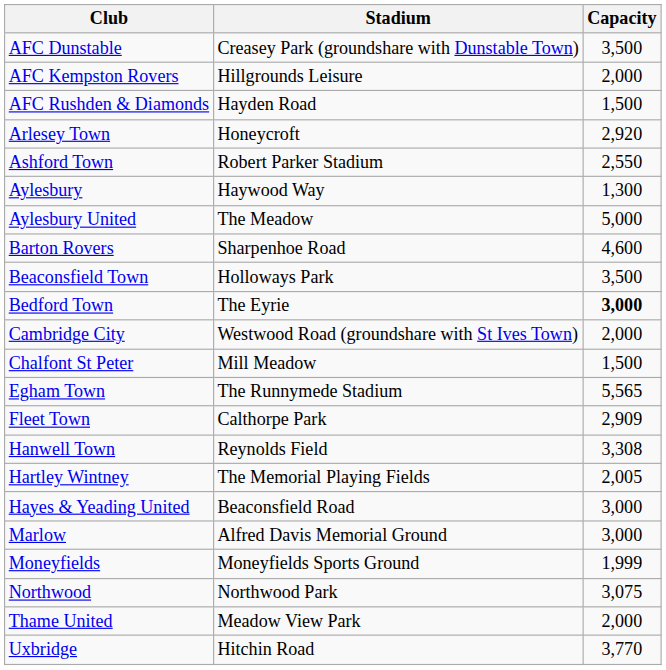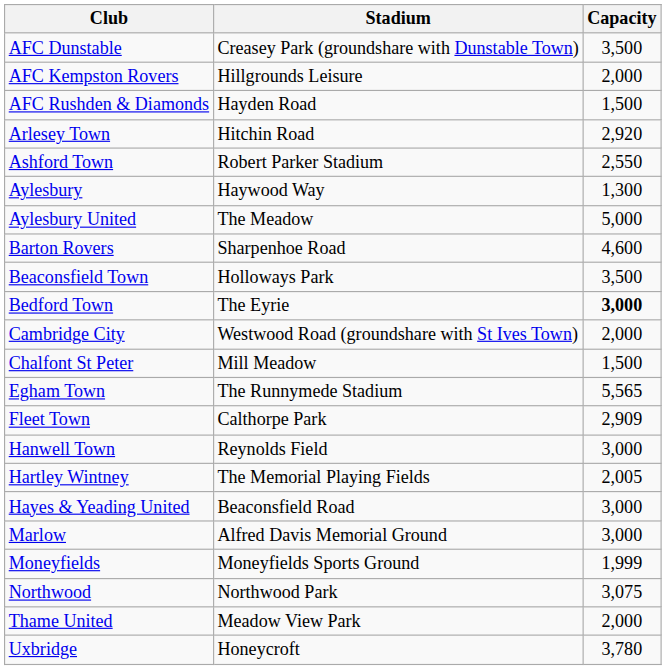(259, 133) Honeycroft -> (266, 133) Hitchin Road
(622, 448) 3,308 -> (622, 448) 3,000
(266, 649) Hitchin Road -> (259, 649) Honeycroft
(622, 649) 3,770 -> (622, 649) 3,780
